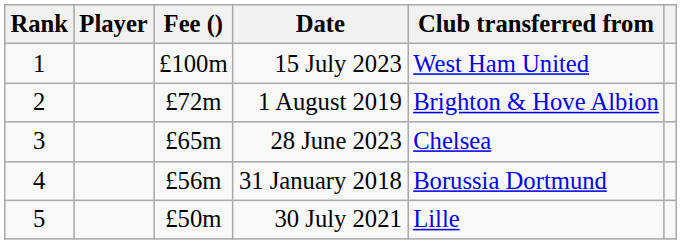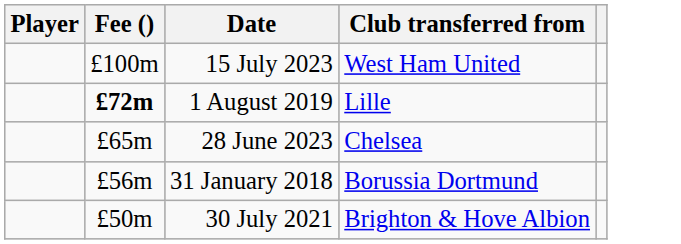- column: (39, 24)
(193, 102) normal -> (124, 102) bold
(536, 102) Brighton & Hove Albion -> (368, 102) Lille
(436, 219) Lille -> (467, 219) Brighton & Hove Albion
